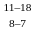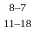rows swapped: (17, 7) <-> (17, 23)
